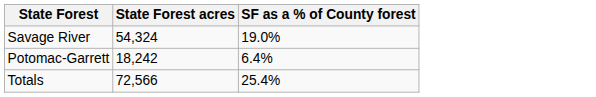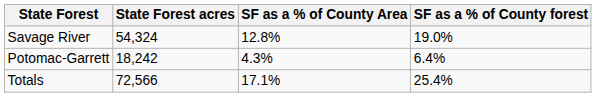+ column: (324, 15)
